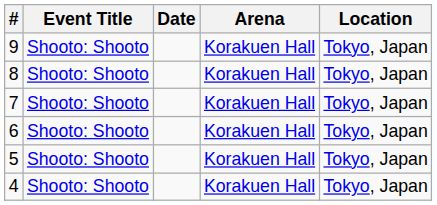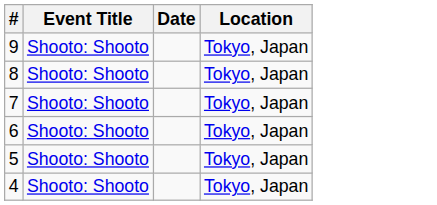- column: (260, 19)
